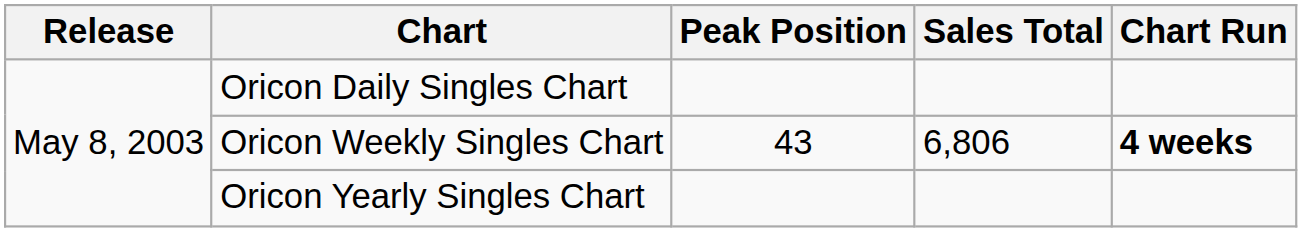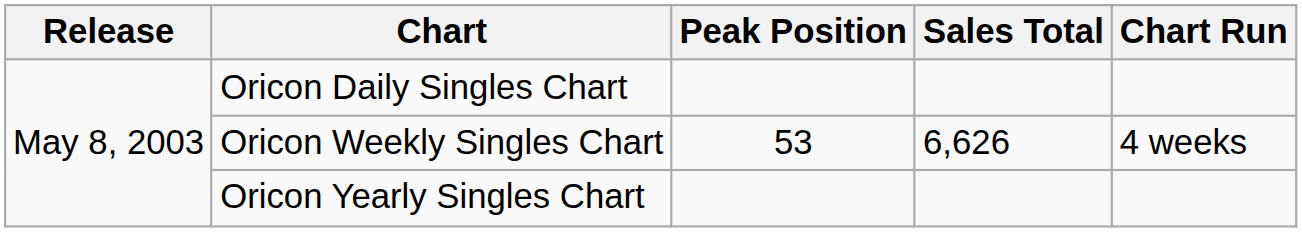(793, 142) 43 -> (793, 142) 53
(967, 142) 6,806 -> (967, 142) 6,626
(1186, 142) bold -> (1184, 142) normal
